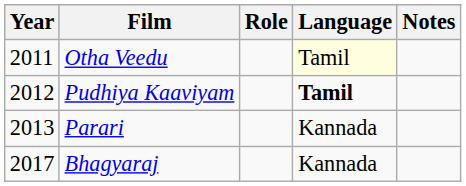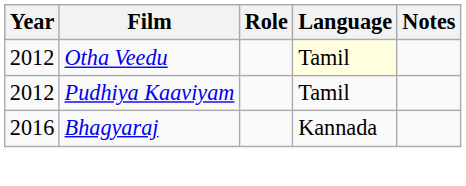(32, 57) 2011 -> (32, 57) 2012
(326, 92) bold -> (324, 92) normal
- row: (94, 127)
(32, 163) 2017 -> (32, 127) 2016
